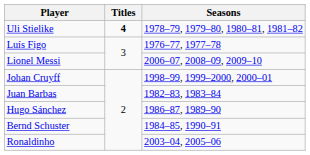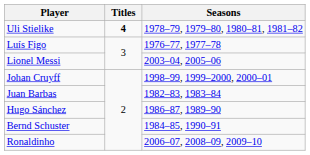(203, 61) 2006–07, 2008–09, 2009–10 -> (183, 61) 2003–04, 2005–06
(183, 142) 2003–04, 2005–06 -> (203, 142) 2006–07, 2008–09, 2009–10
